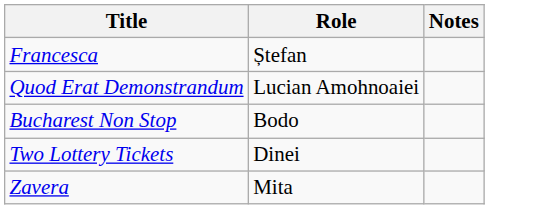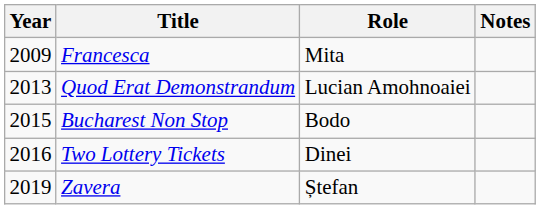+ column: (30, 21)
(280, 54) Ștefan -> (325, 54) Mita
(273, 187) Mita -> (332, 187) Ștefan
